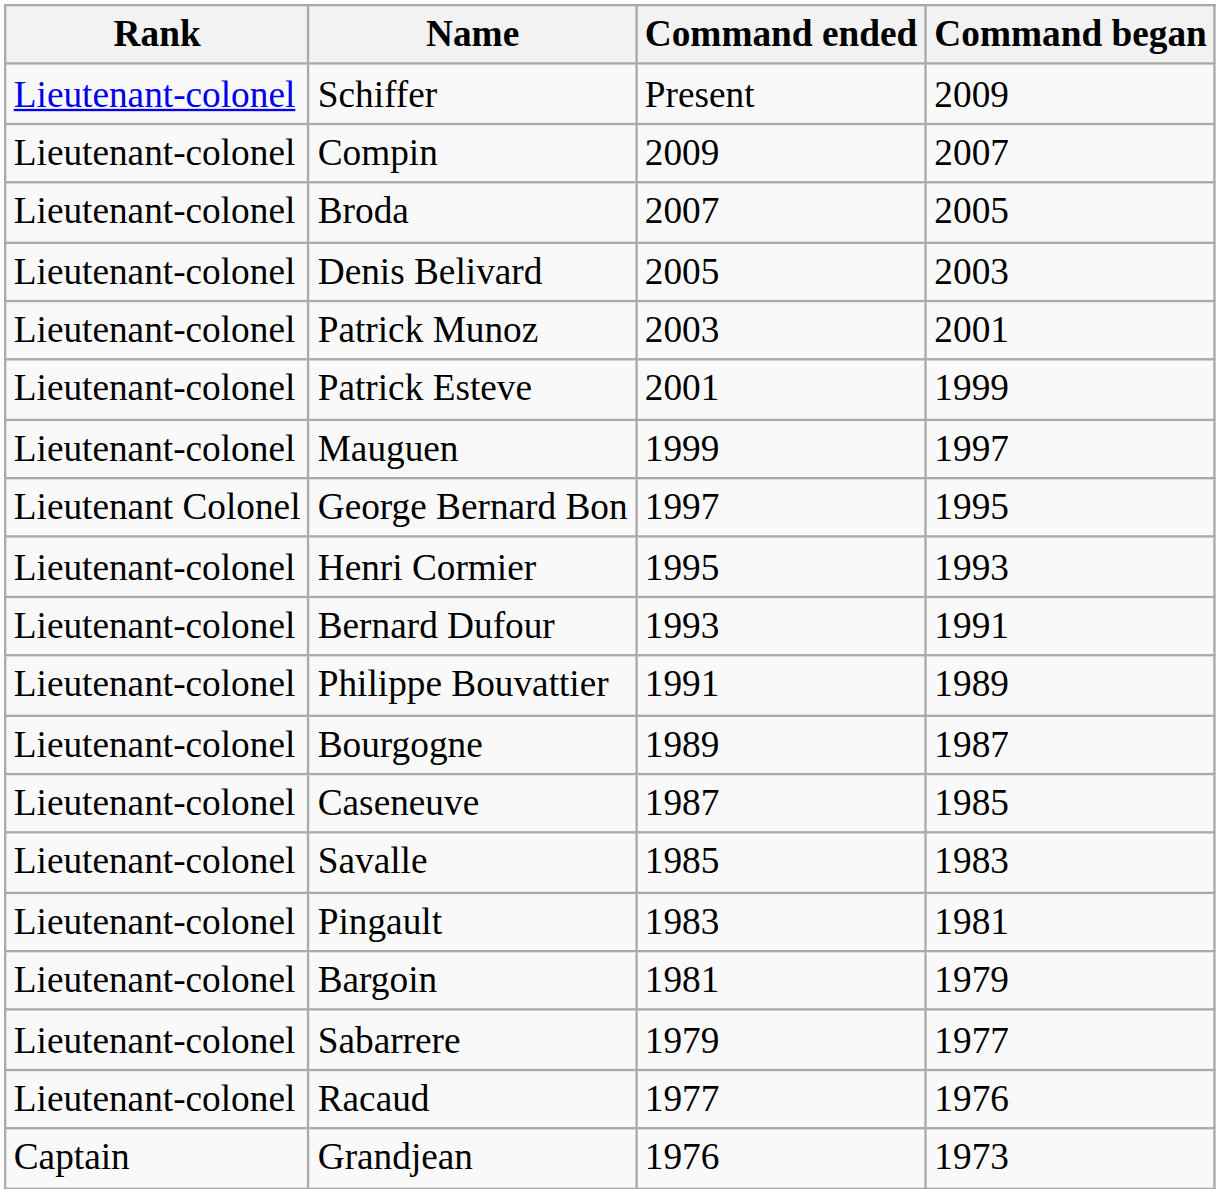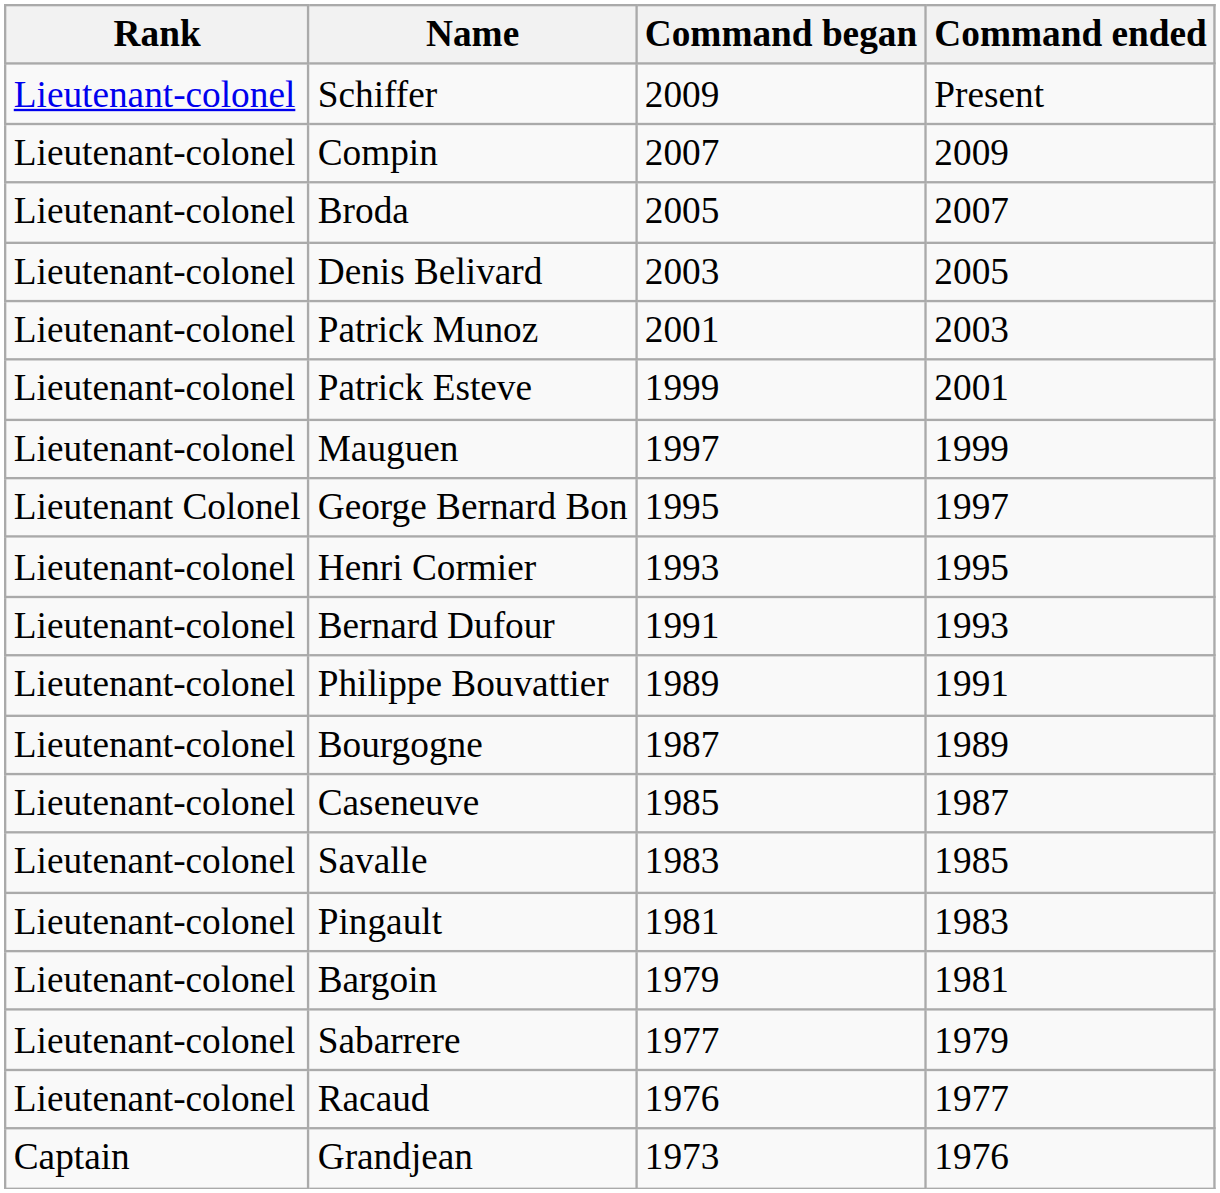columns swapped: (1071, 34) <-> (781, 34)
